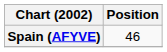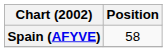(133, 36) 46 -> (133, 36) 58
